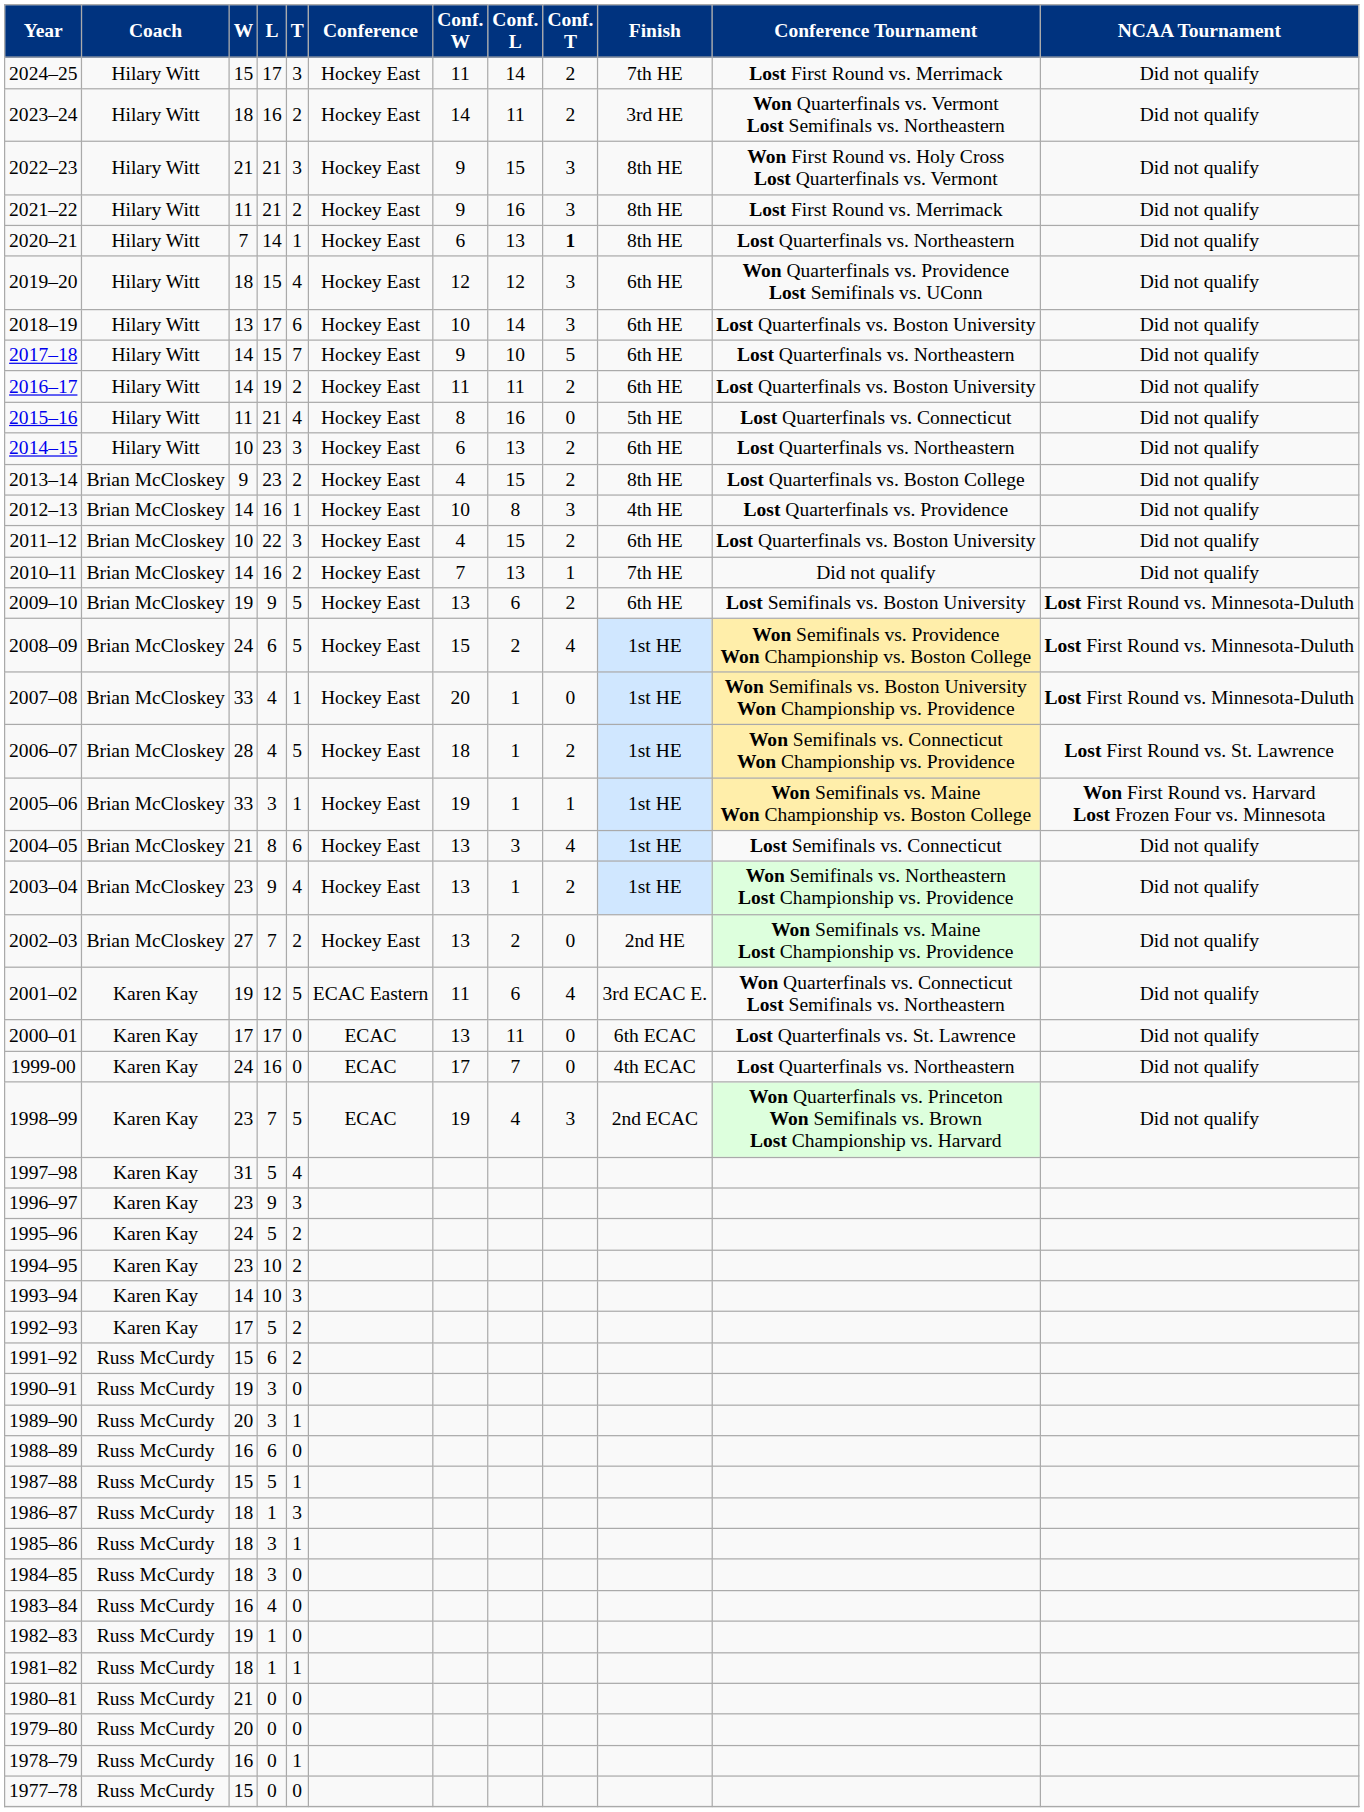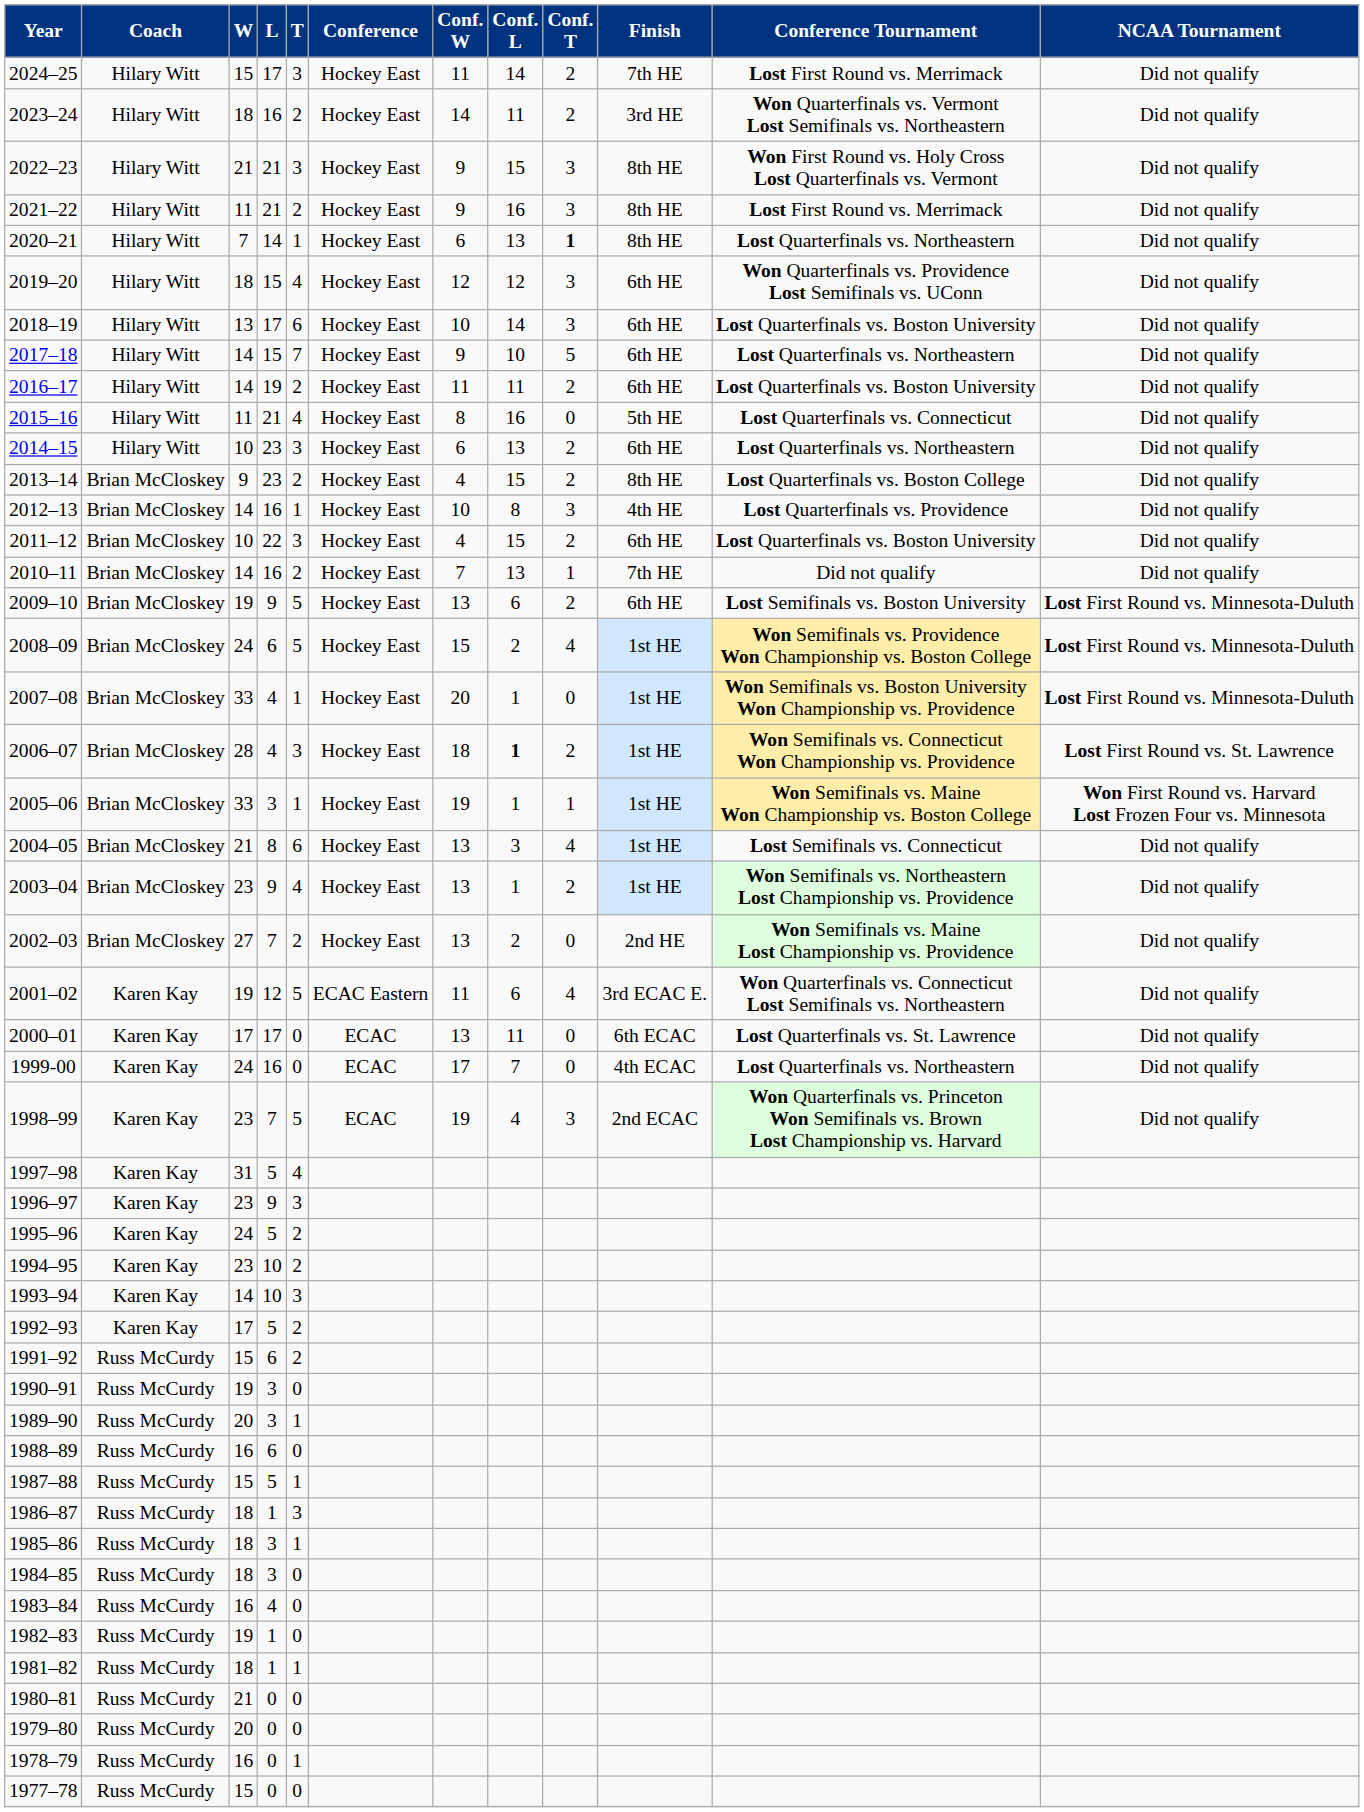(297, 750) 5 -> (297, 750) 3
(515, 750) normal -> (515, 750) bold
